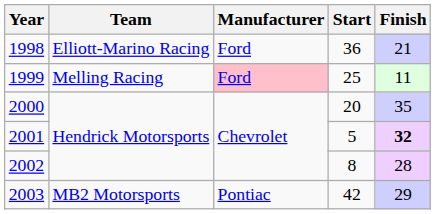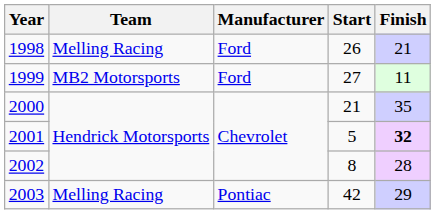(131, 48) Elliott-Marino Racing -> (108, 48) Melling Racing
(352, 48) 36 -> (352, 48) 26
(108, 77) Melling Racing -> (116, 77) MB2 Motorsports
(234, 77) pink background -> (234, 77) no background
(352, 77) 25 -> (352, 77) 27
(352, 107) 20 -> (352, 107) 21
(116, 194) MB2 Motorsports -> (108, 194) Melling Racing
